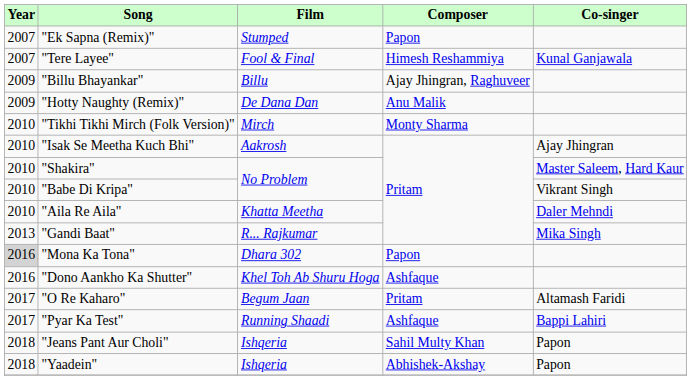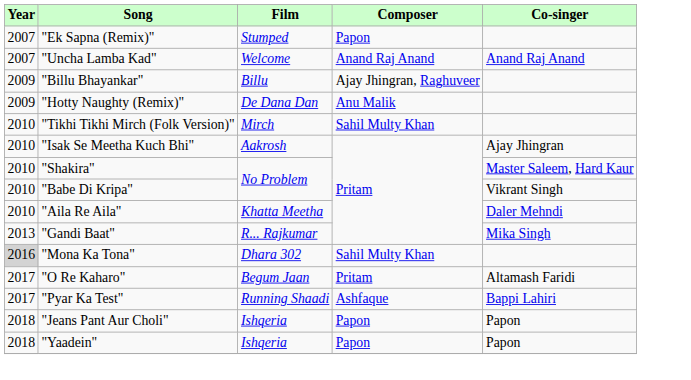- row: (78, 59)
+ row: (99, 59)
(427, 124) Monty Sharma -> (385, 124) Sahil Multy Khan
(403, 255) Papon -> (385, 255) Sahil Multy Khan
- row: (117, 277)
(435, 342) Sahil Multy Khan -> (353, 320) Papon
(435, 364) Abhishek-Akshay -> (353, 342) Papon
